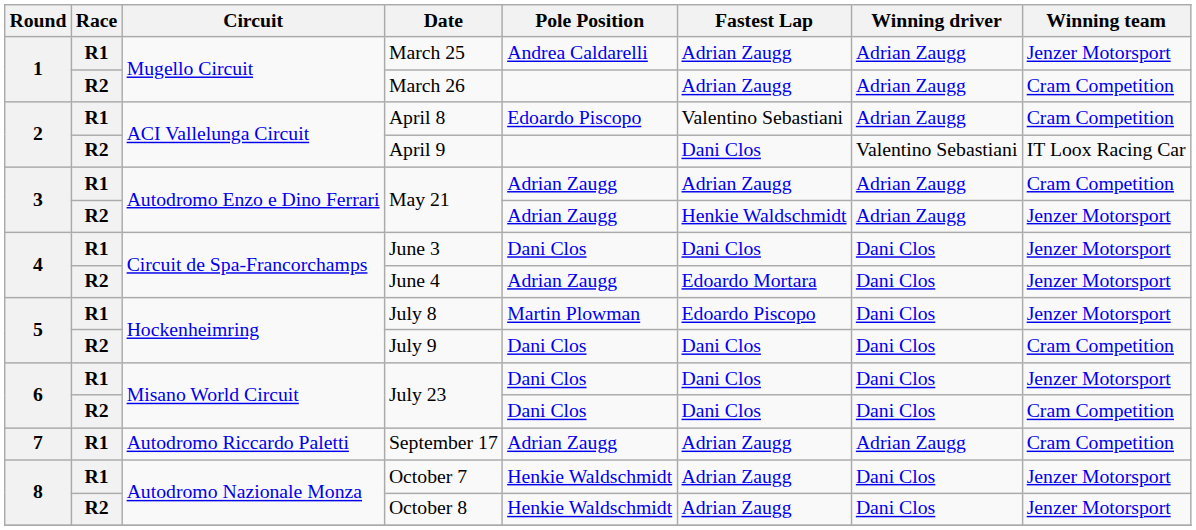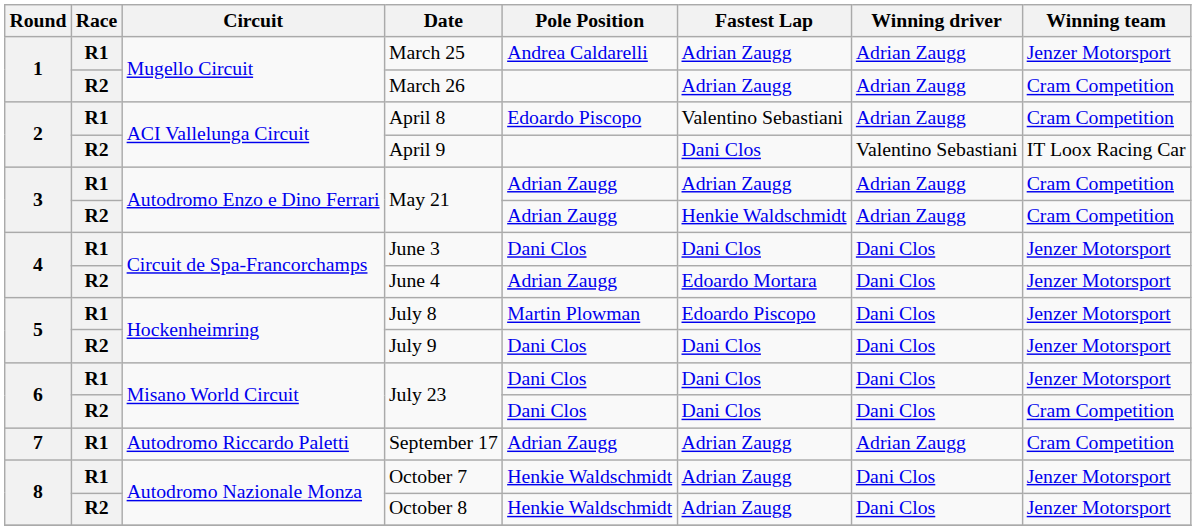(1099, 215) Jenzer Motorsport -> (1100, 215) Cram Competition
(1100, 345) Cram Competition -> (1099, 345) Jenzer Motorsport
